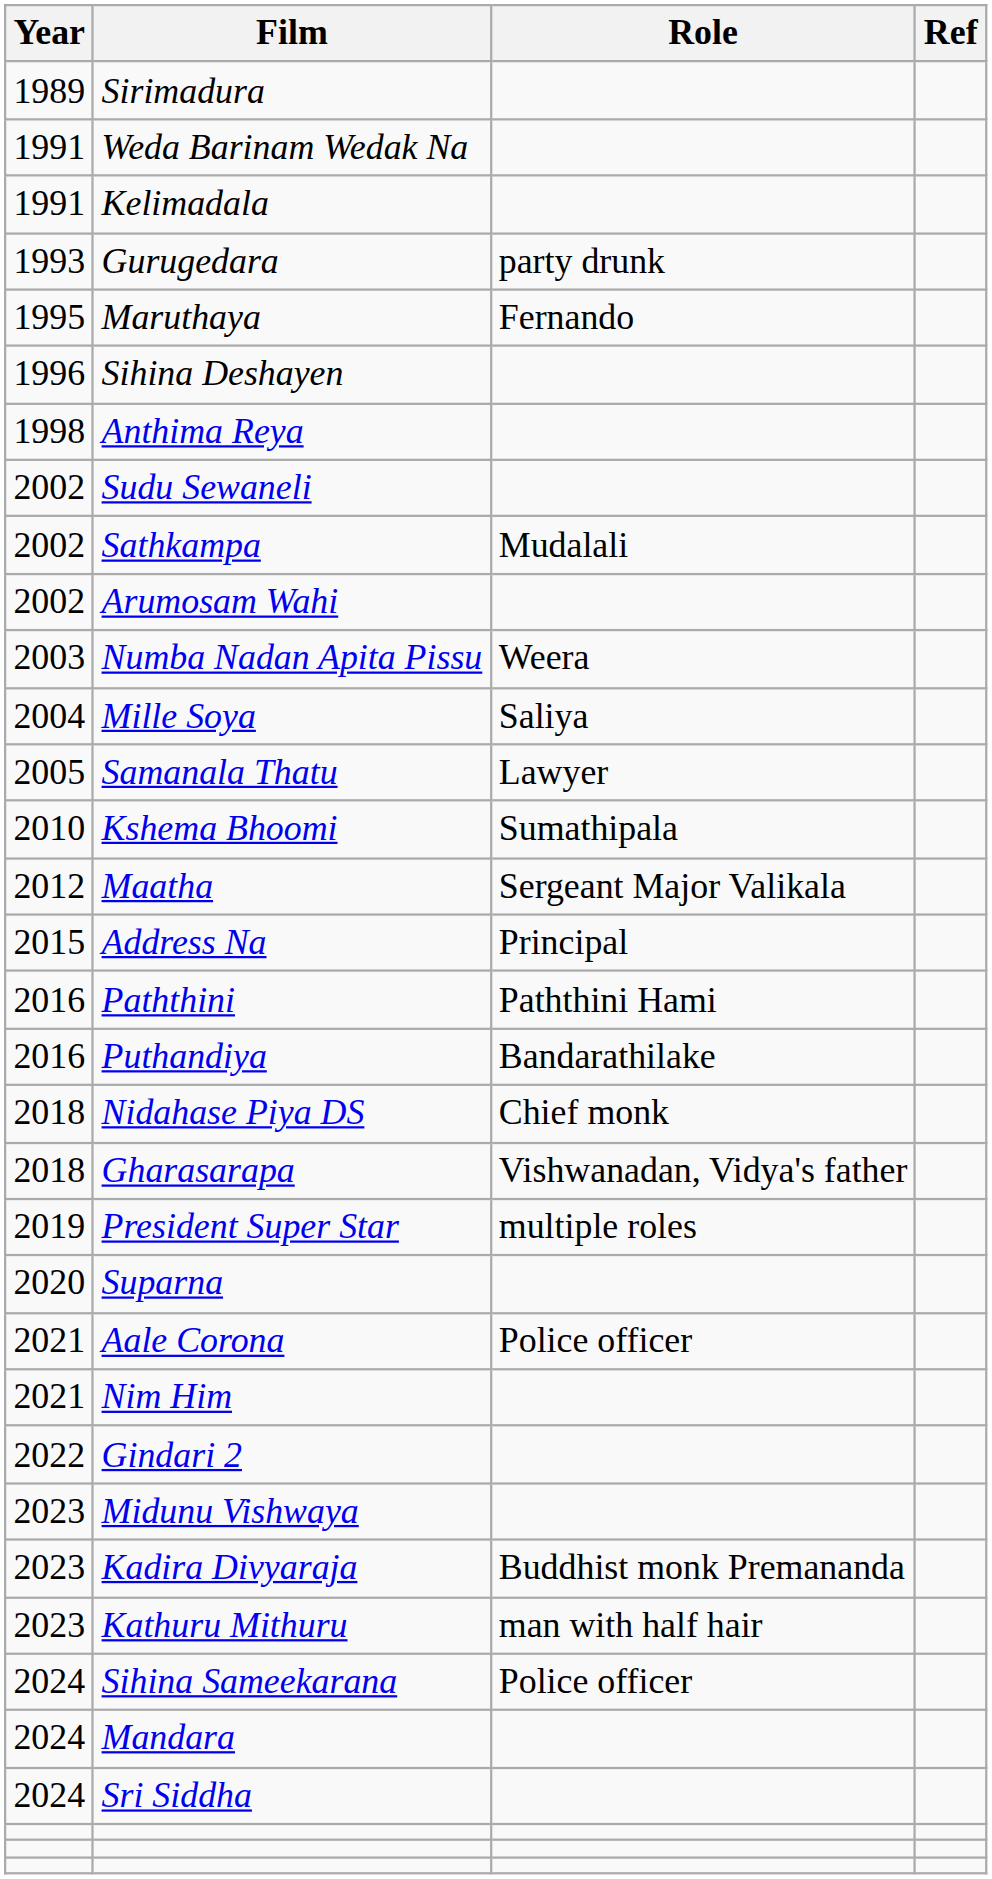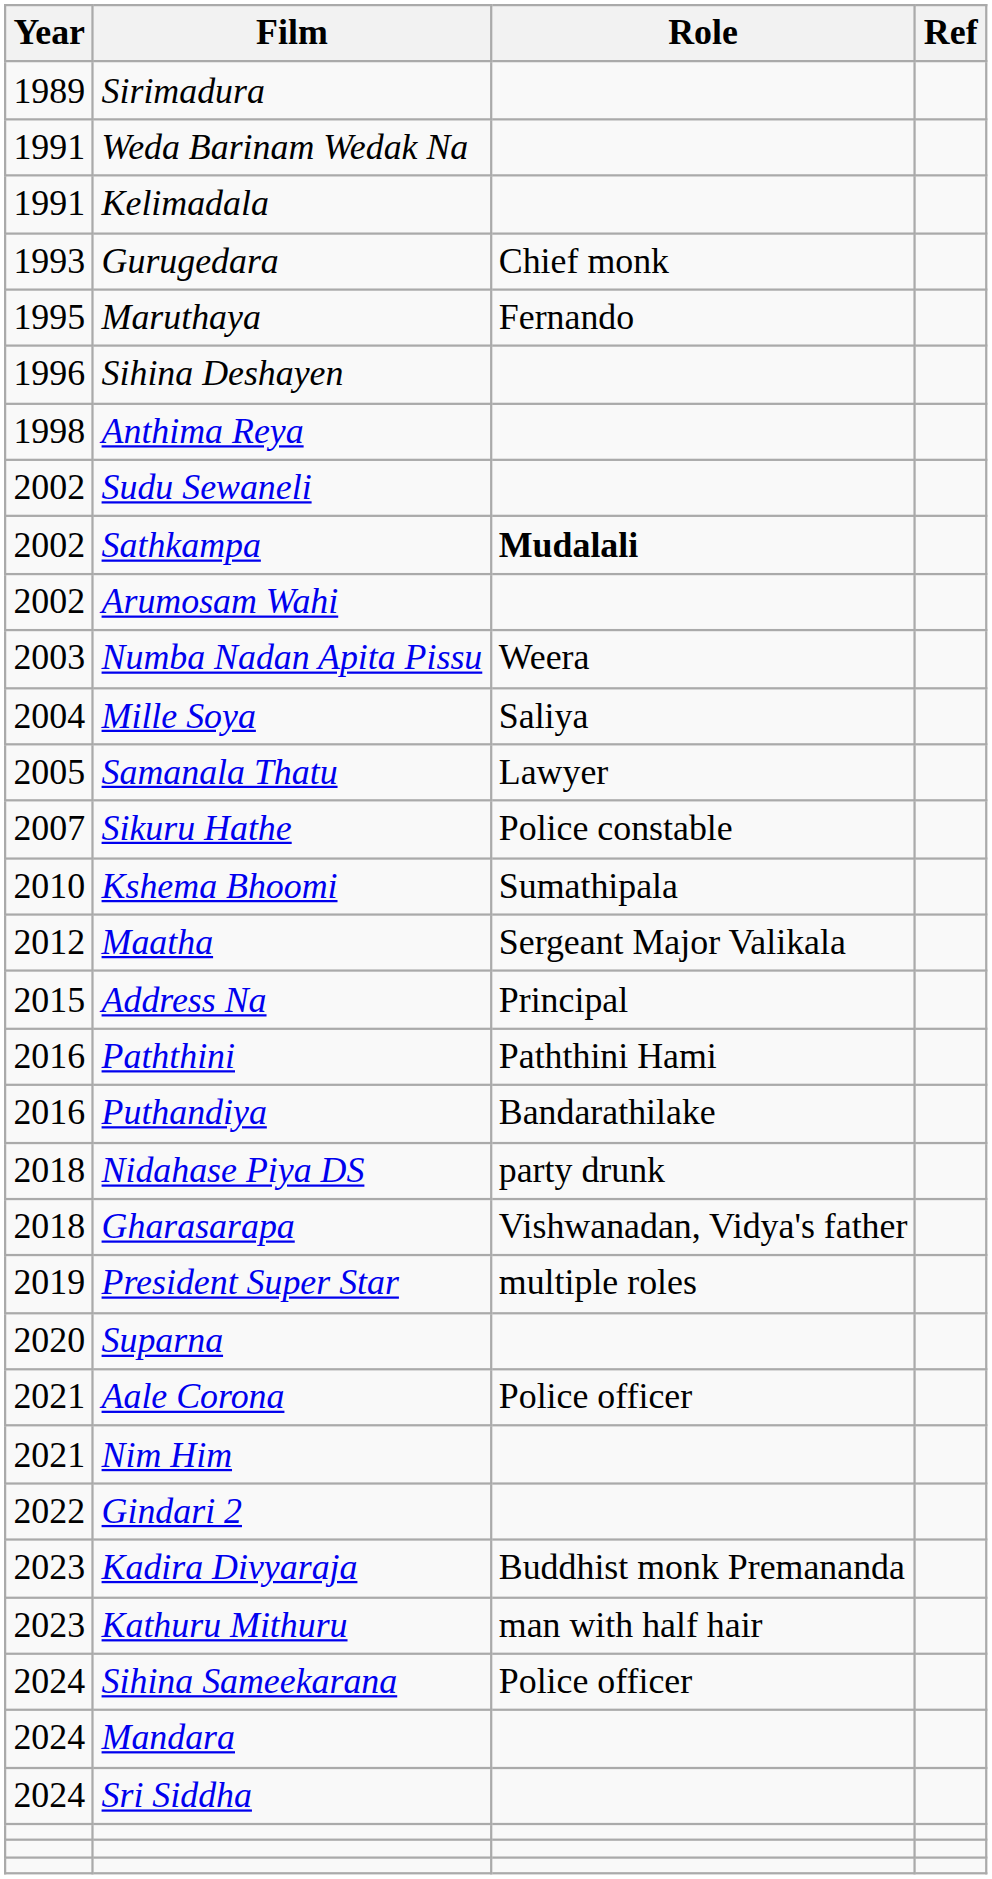(582, 260) party drunk -> (584, 260) Chief monk
(563, 544) normal -> (568, 544) bold
+ row: (49, 828)
(584, 1112) Chief monk -> (582, 1169) party drunk
- row: (49, 1510)
